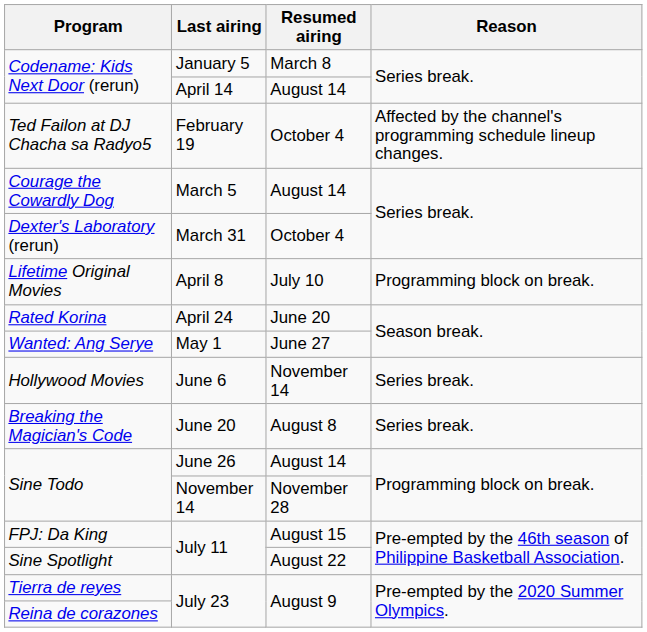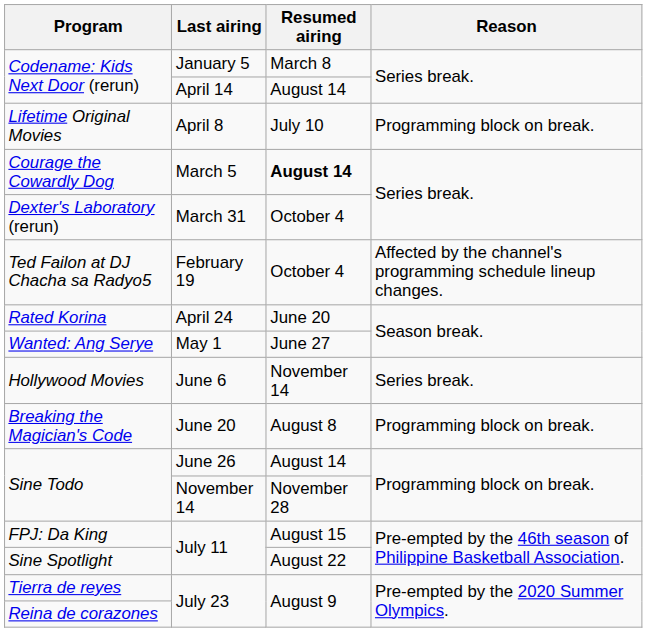rows swapped: (80, 135) <-> (69, 281)
(308, 190) normal -> (311, 171) bold
(424, 426) Series break. -> (485, 426) Programming block on break.
